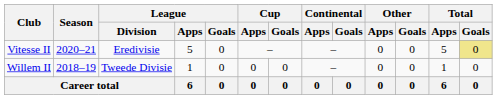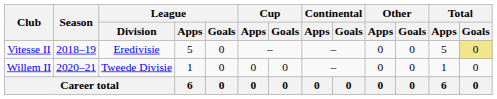(76, 49) 2020–21 -> (76, 49) 2018–19
(76, 67) 2018–19 -> (76, 67) 2020–21
